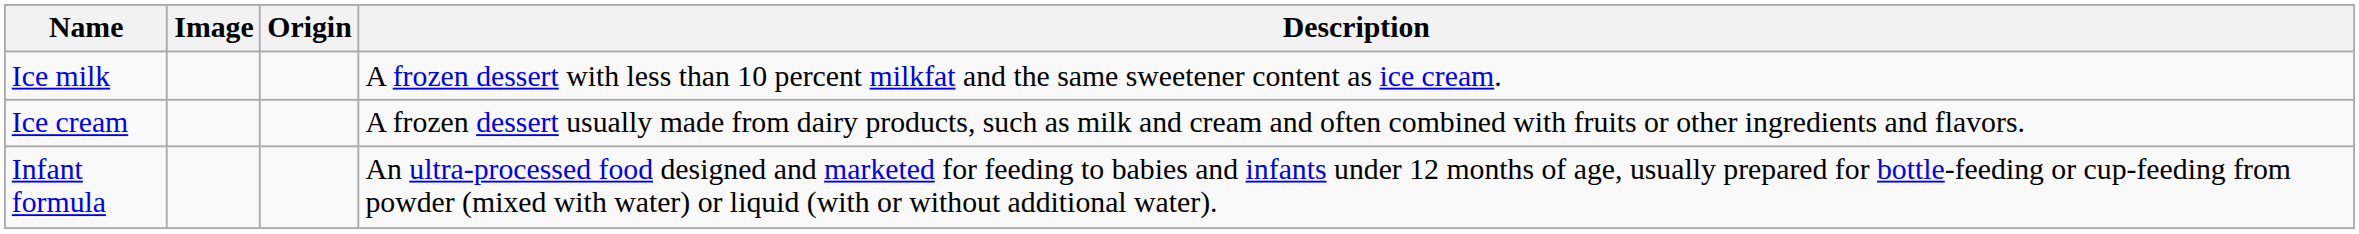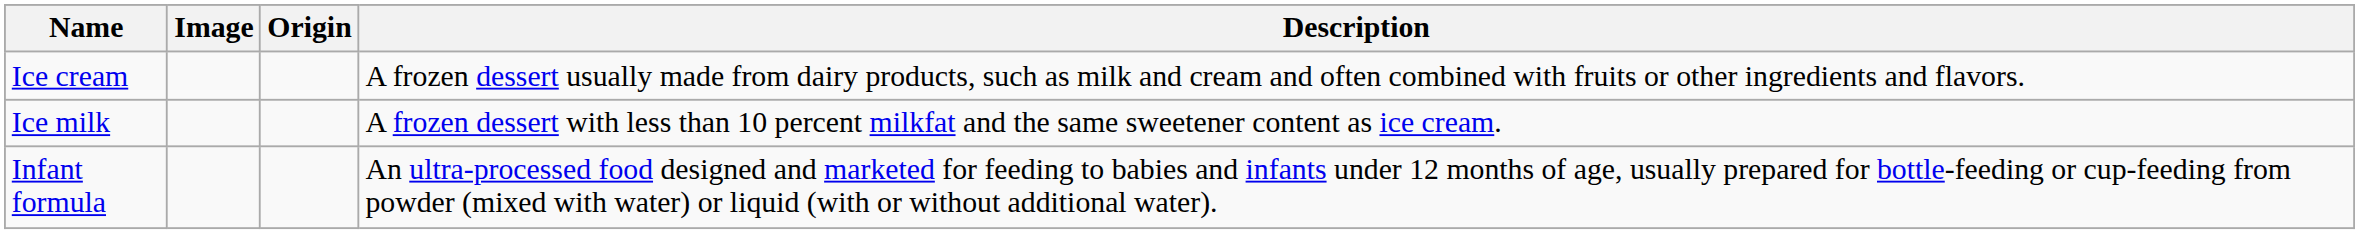rows swapped: (70, 122) <-> (61, 75)
